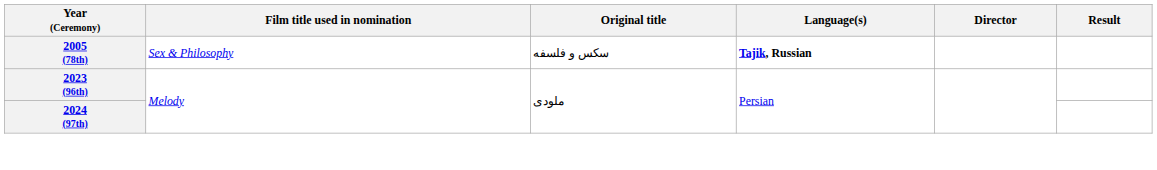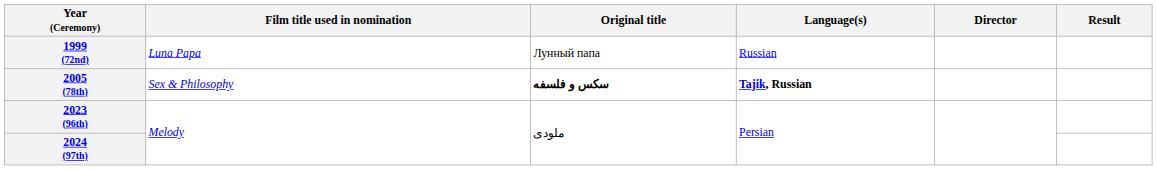+ row: (75, 52)
(571, 53) normal -> (571, 85) bold
